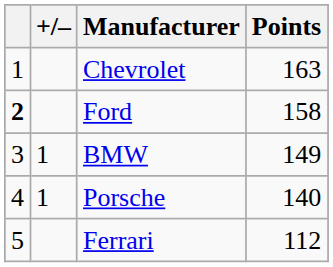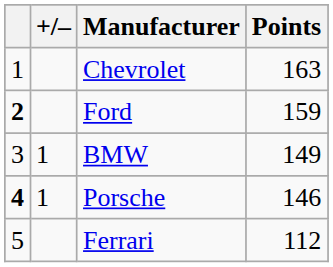(302, 111) 158 -> (302, 111) 159
(17, 197) normal -> (17, 197) bold
(302, 197) 140 -> (302, 197) 146
